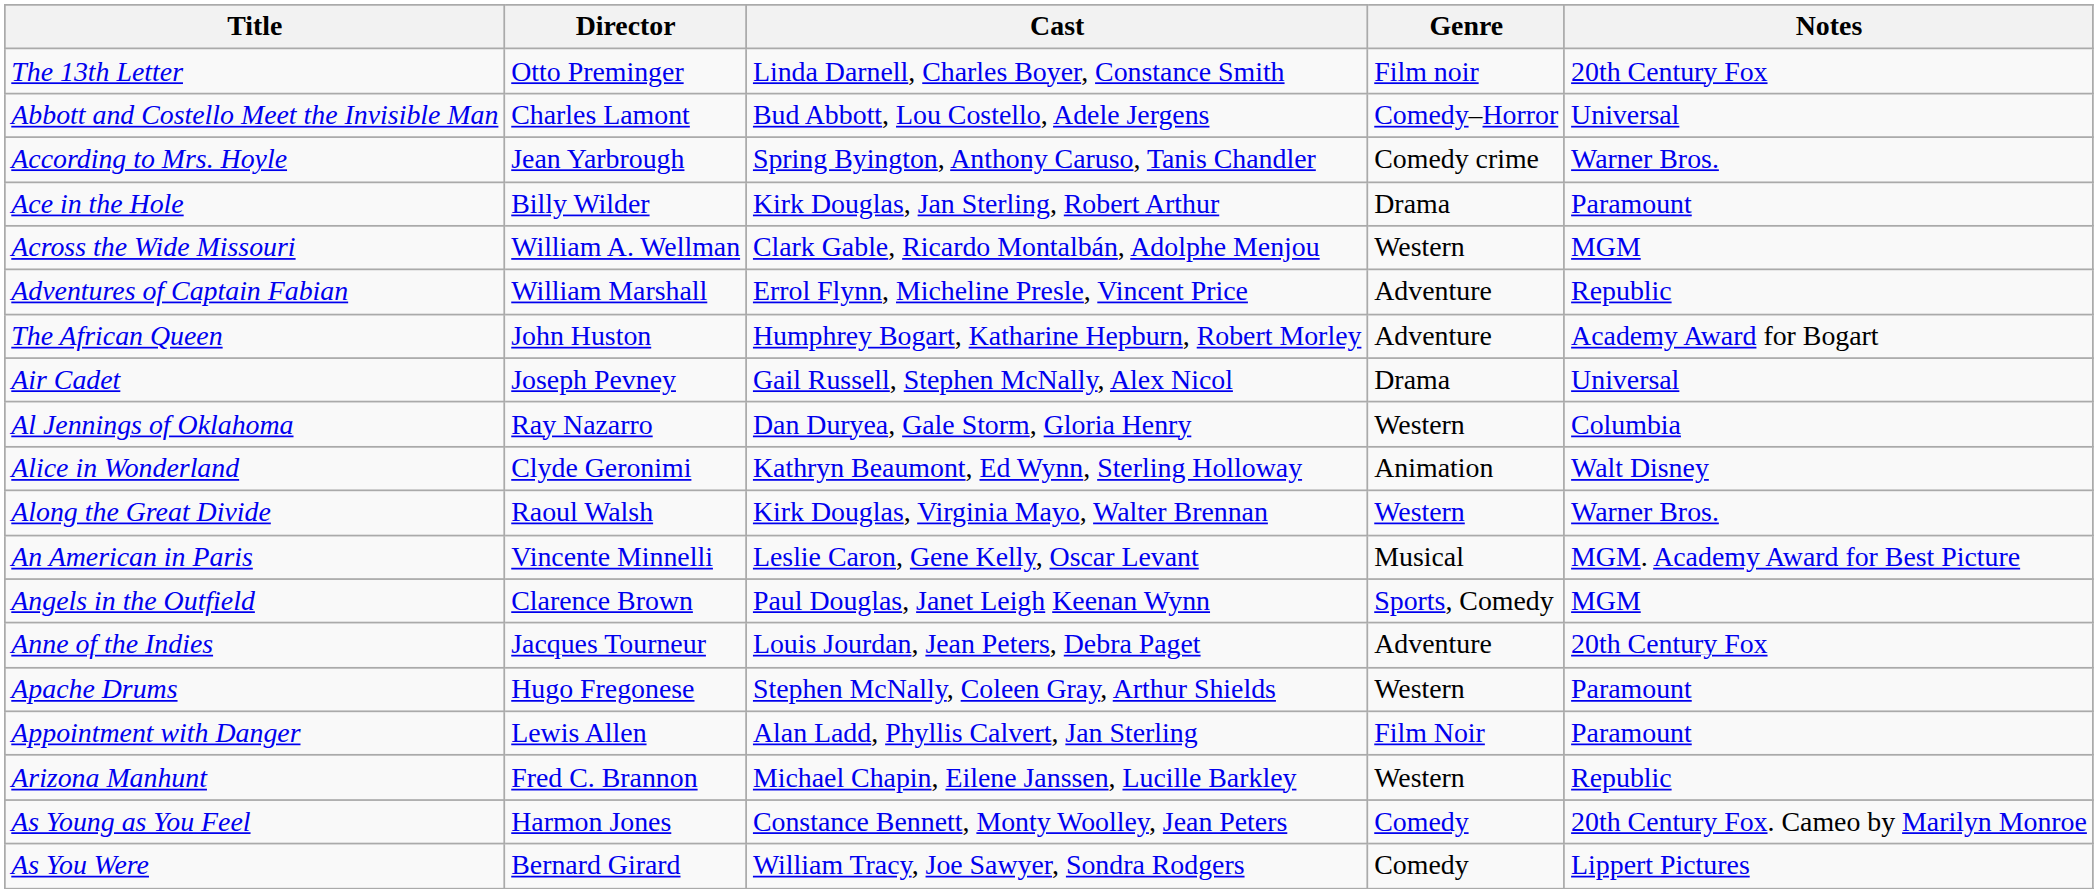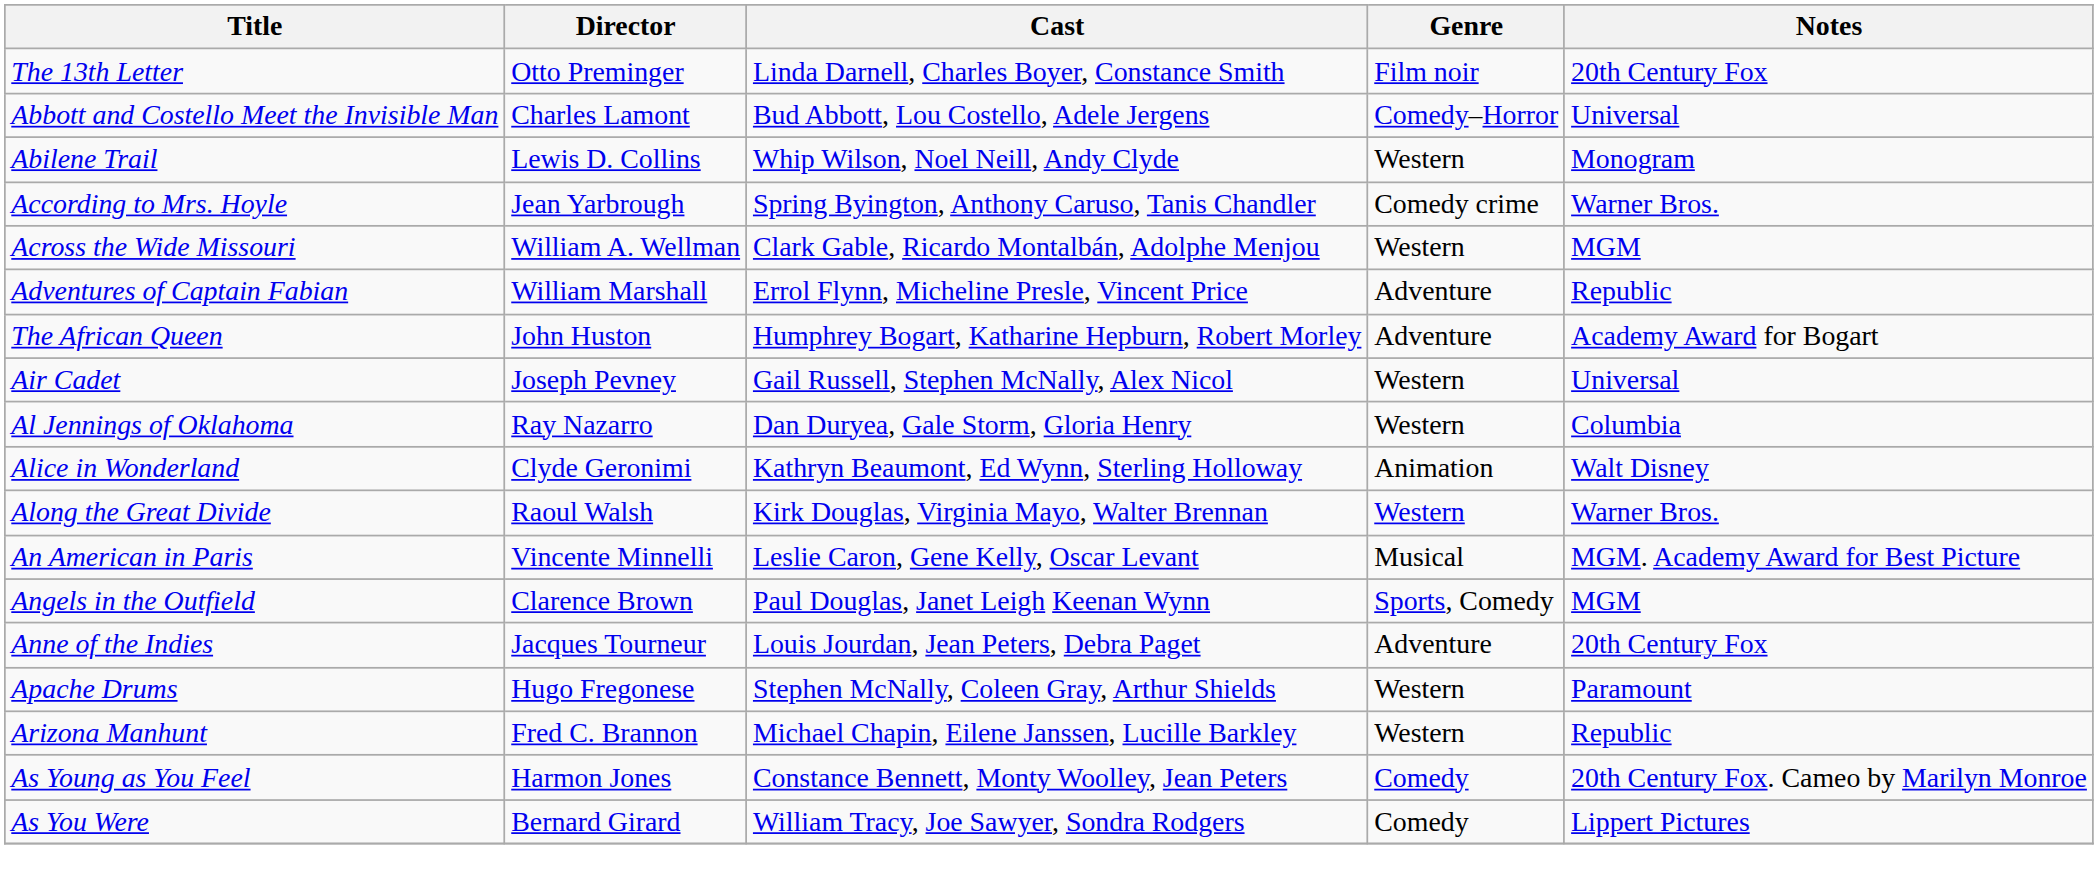+ row: (84, 159)
- row: (97, 203)
(1412, 379) Drama -> (1420, 379) Western
- row: (156, 733)
